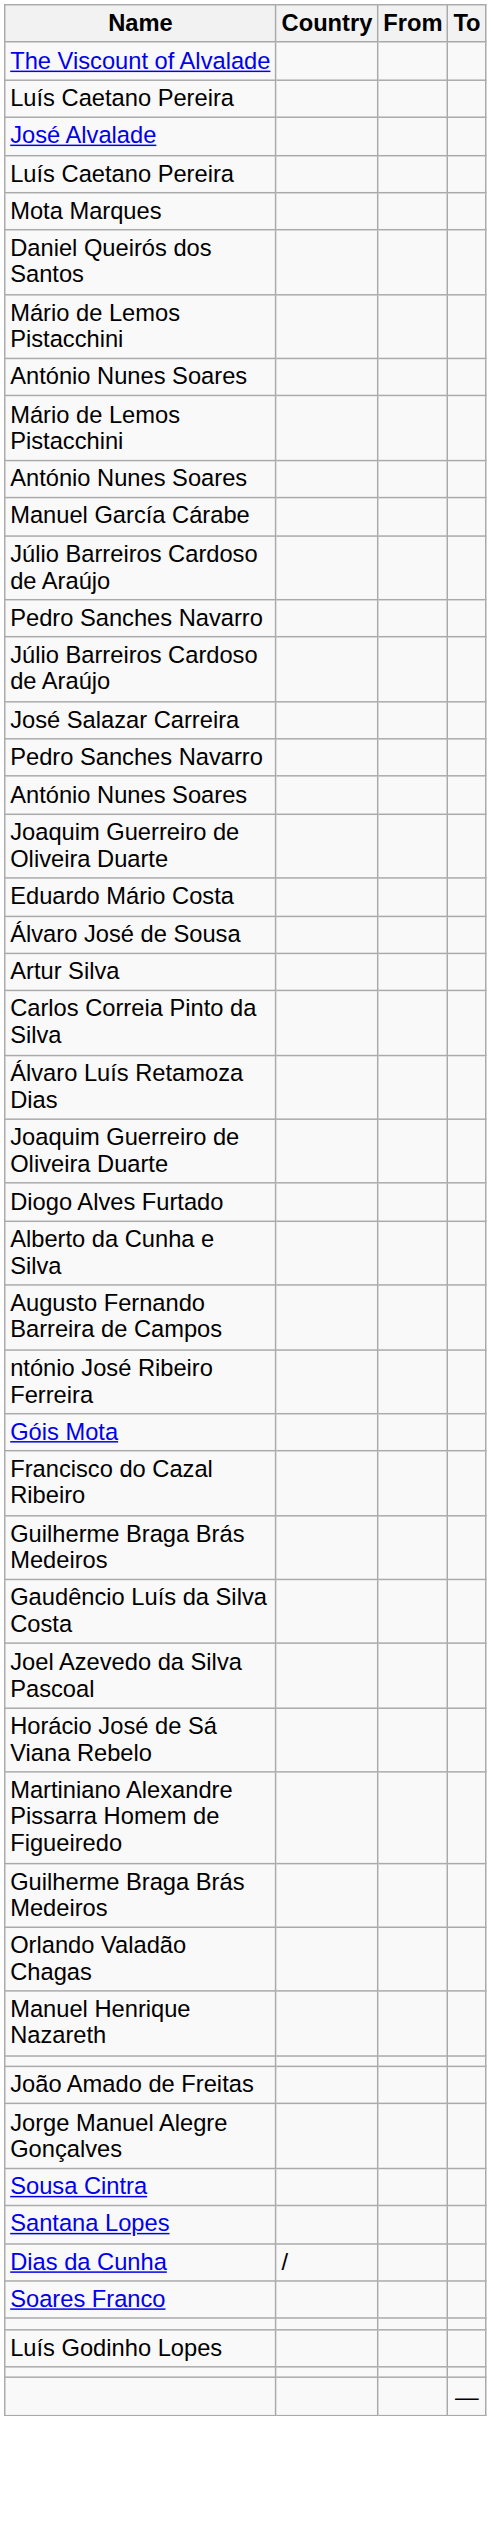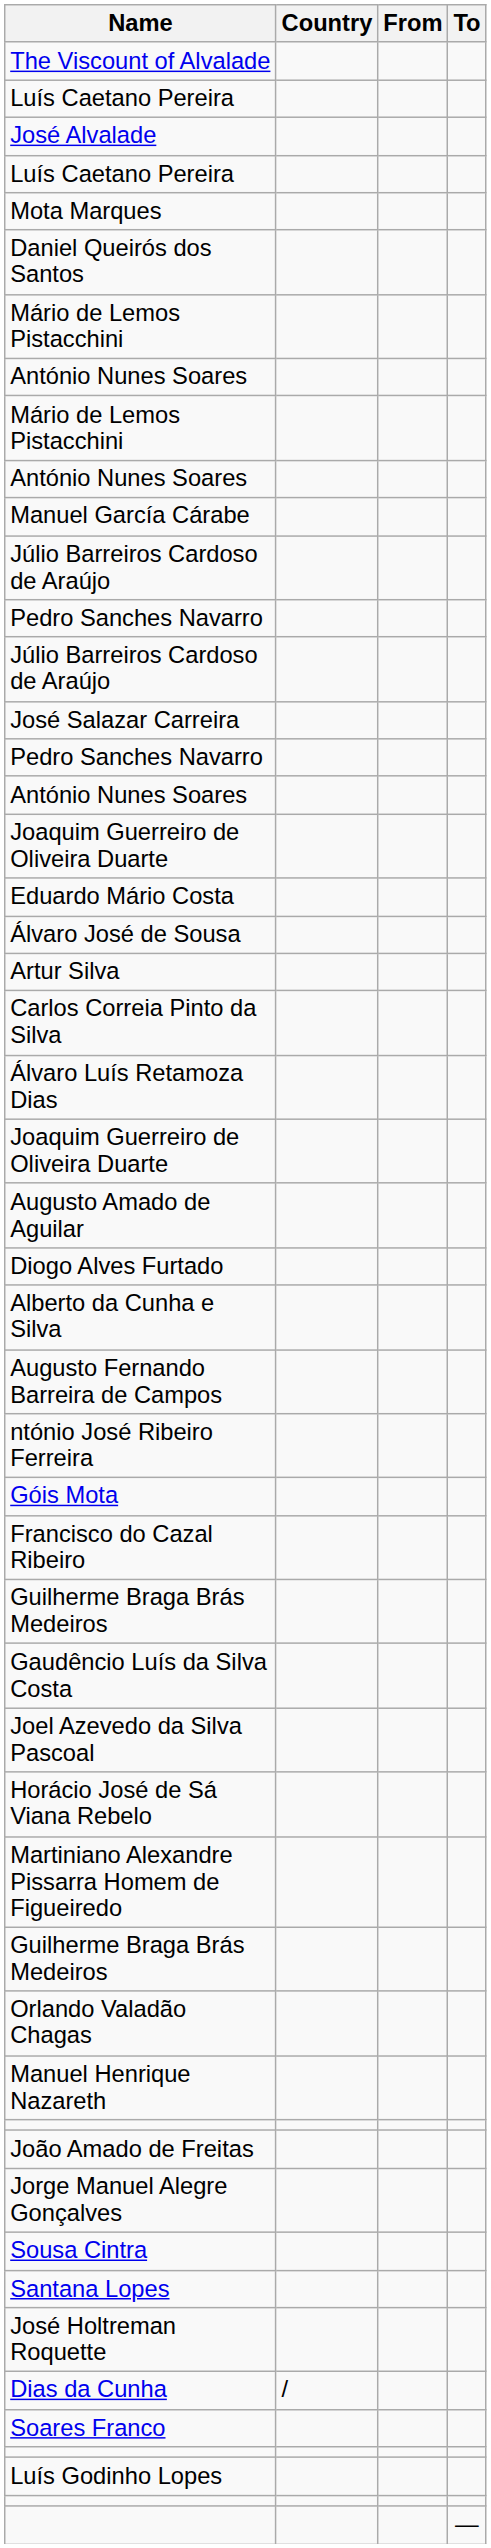+ row: (110, 1215)
+ row: (93, 2339)
